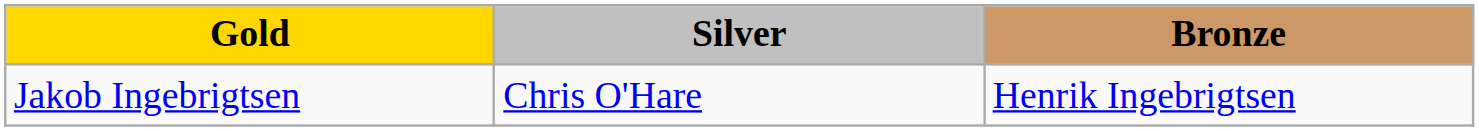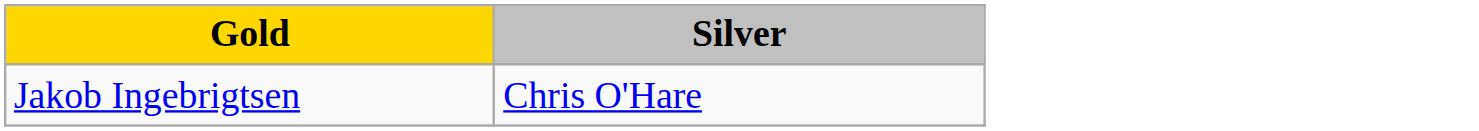- column: (1229, 34)
